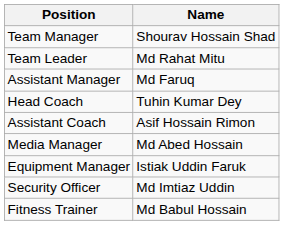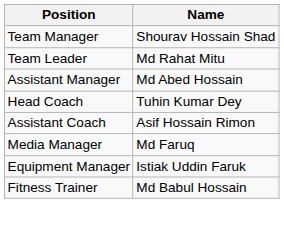(165, 79) Md Faruq -> (190, 79) Md Abed Hossain
(190, 144) Md Abed Hossain -> (165, 144) Md Faruq
- row: (54, 187)
